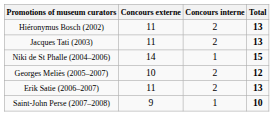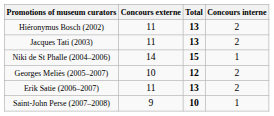columns swapped: (215, 12) <-> (258, 12)
